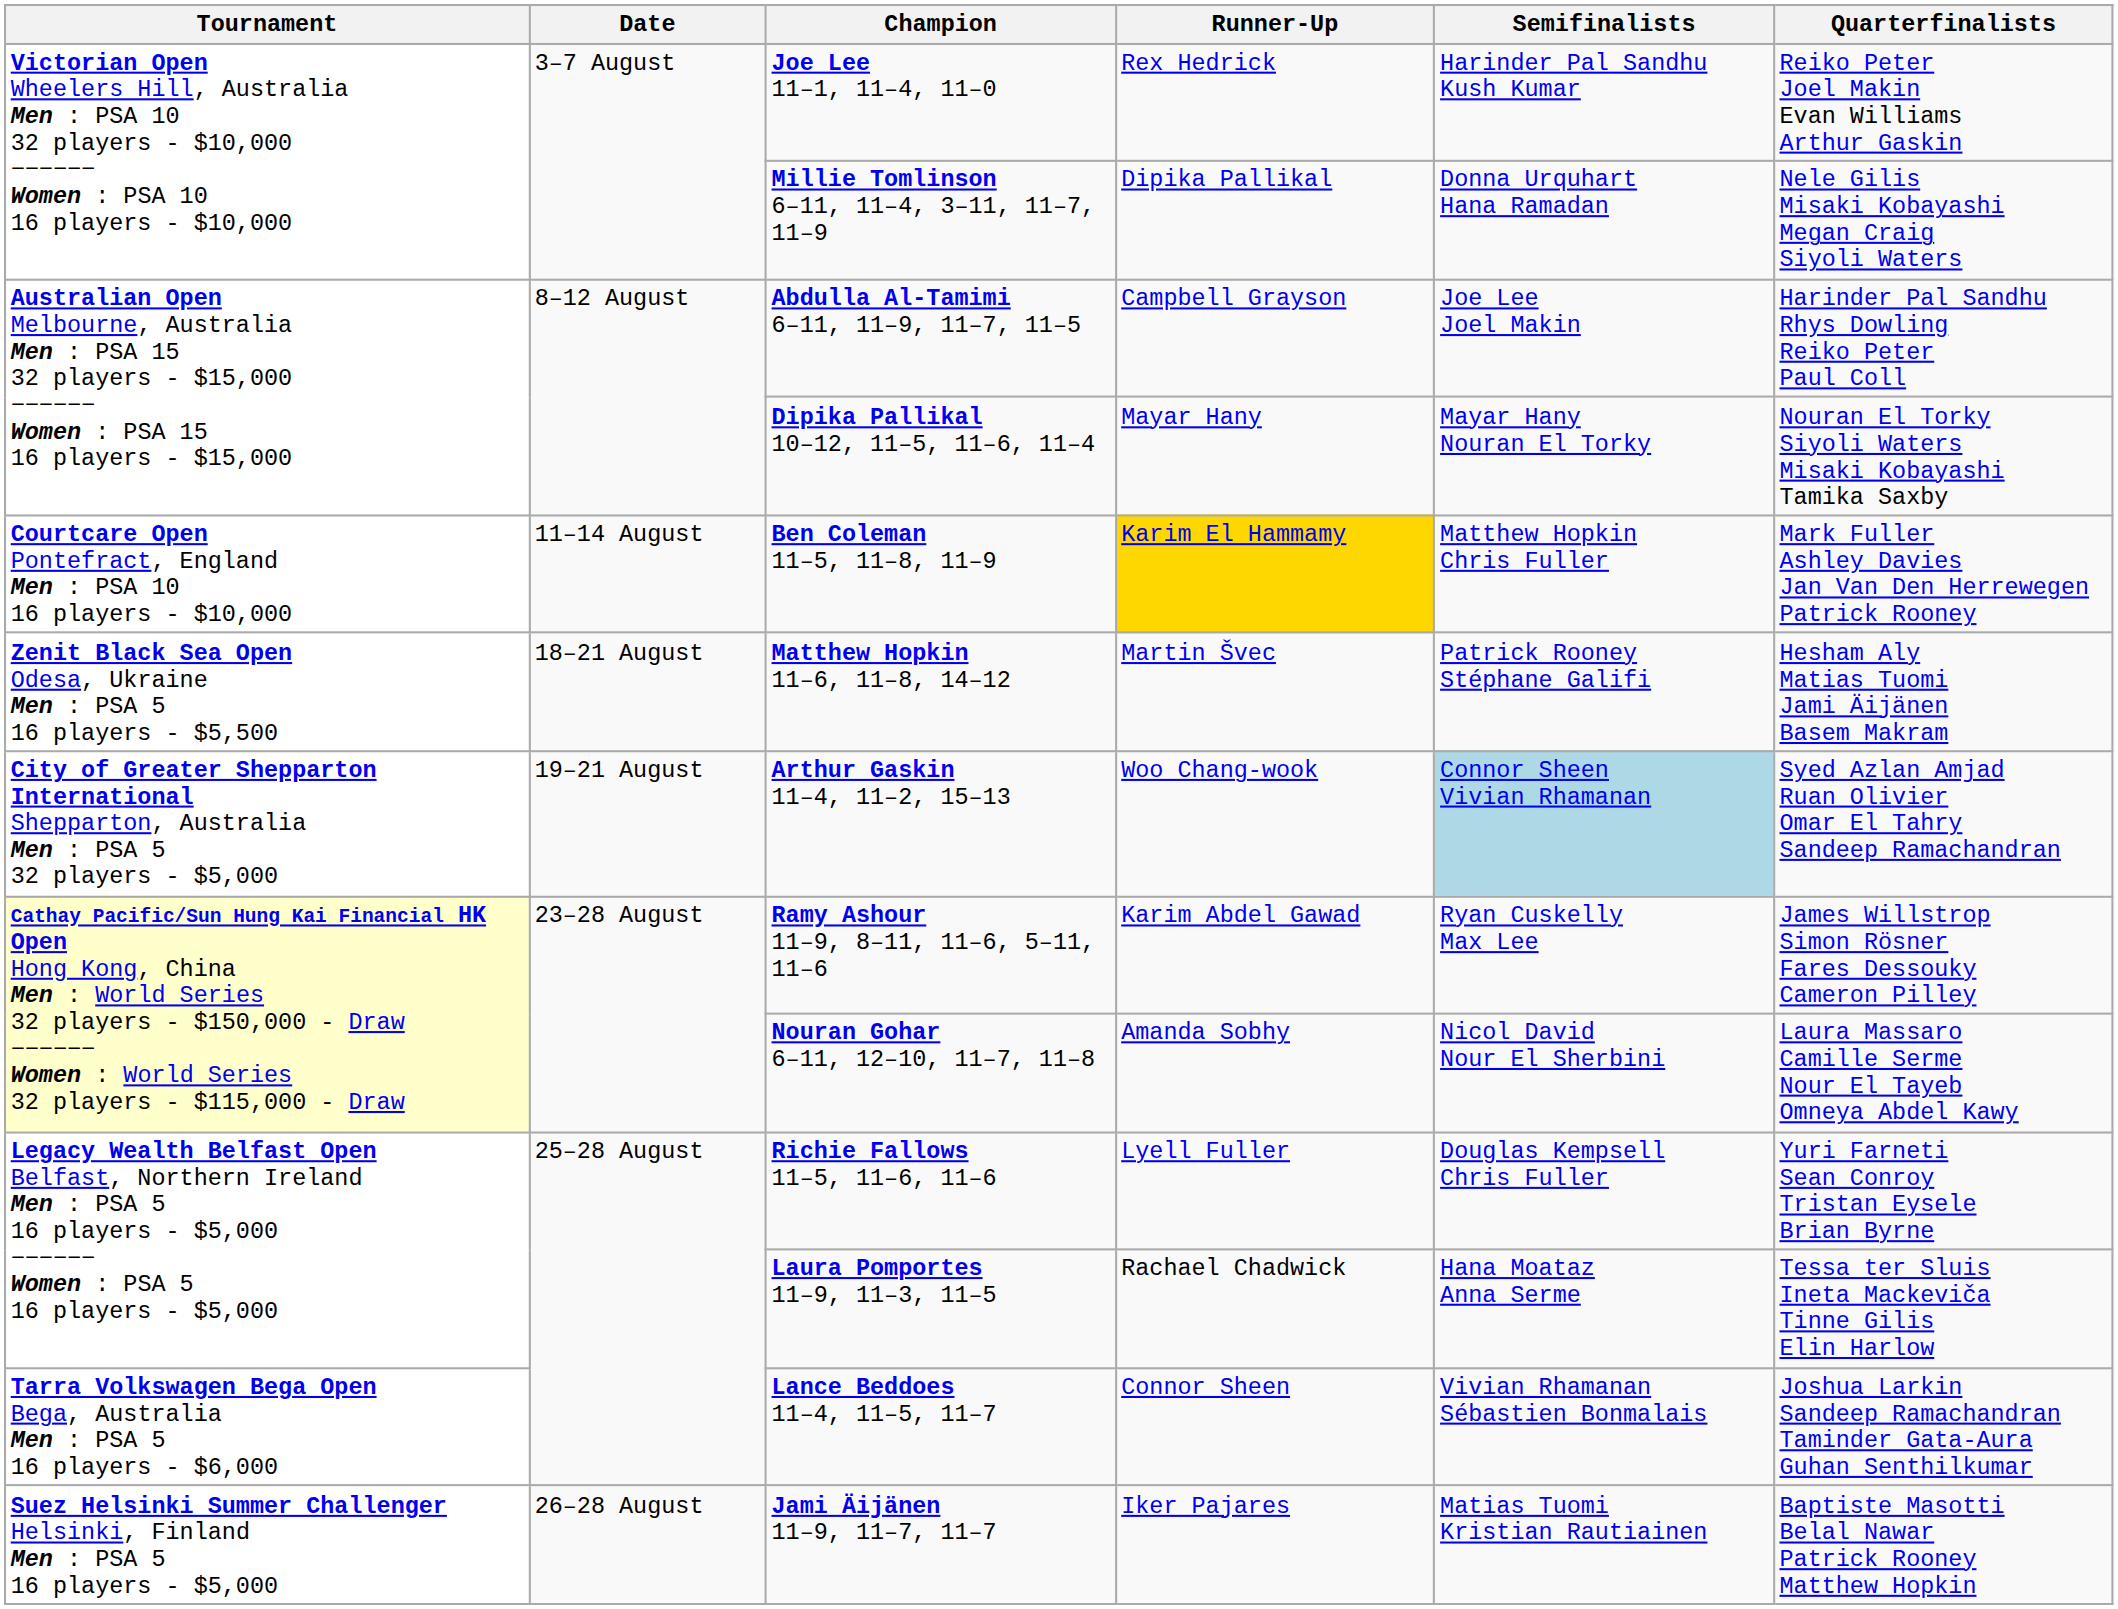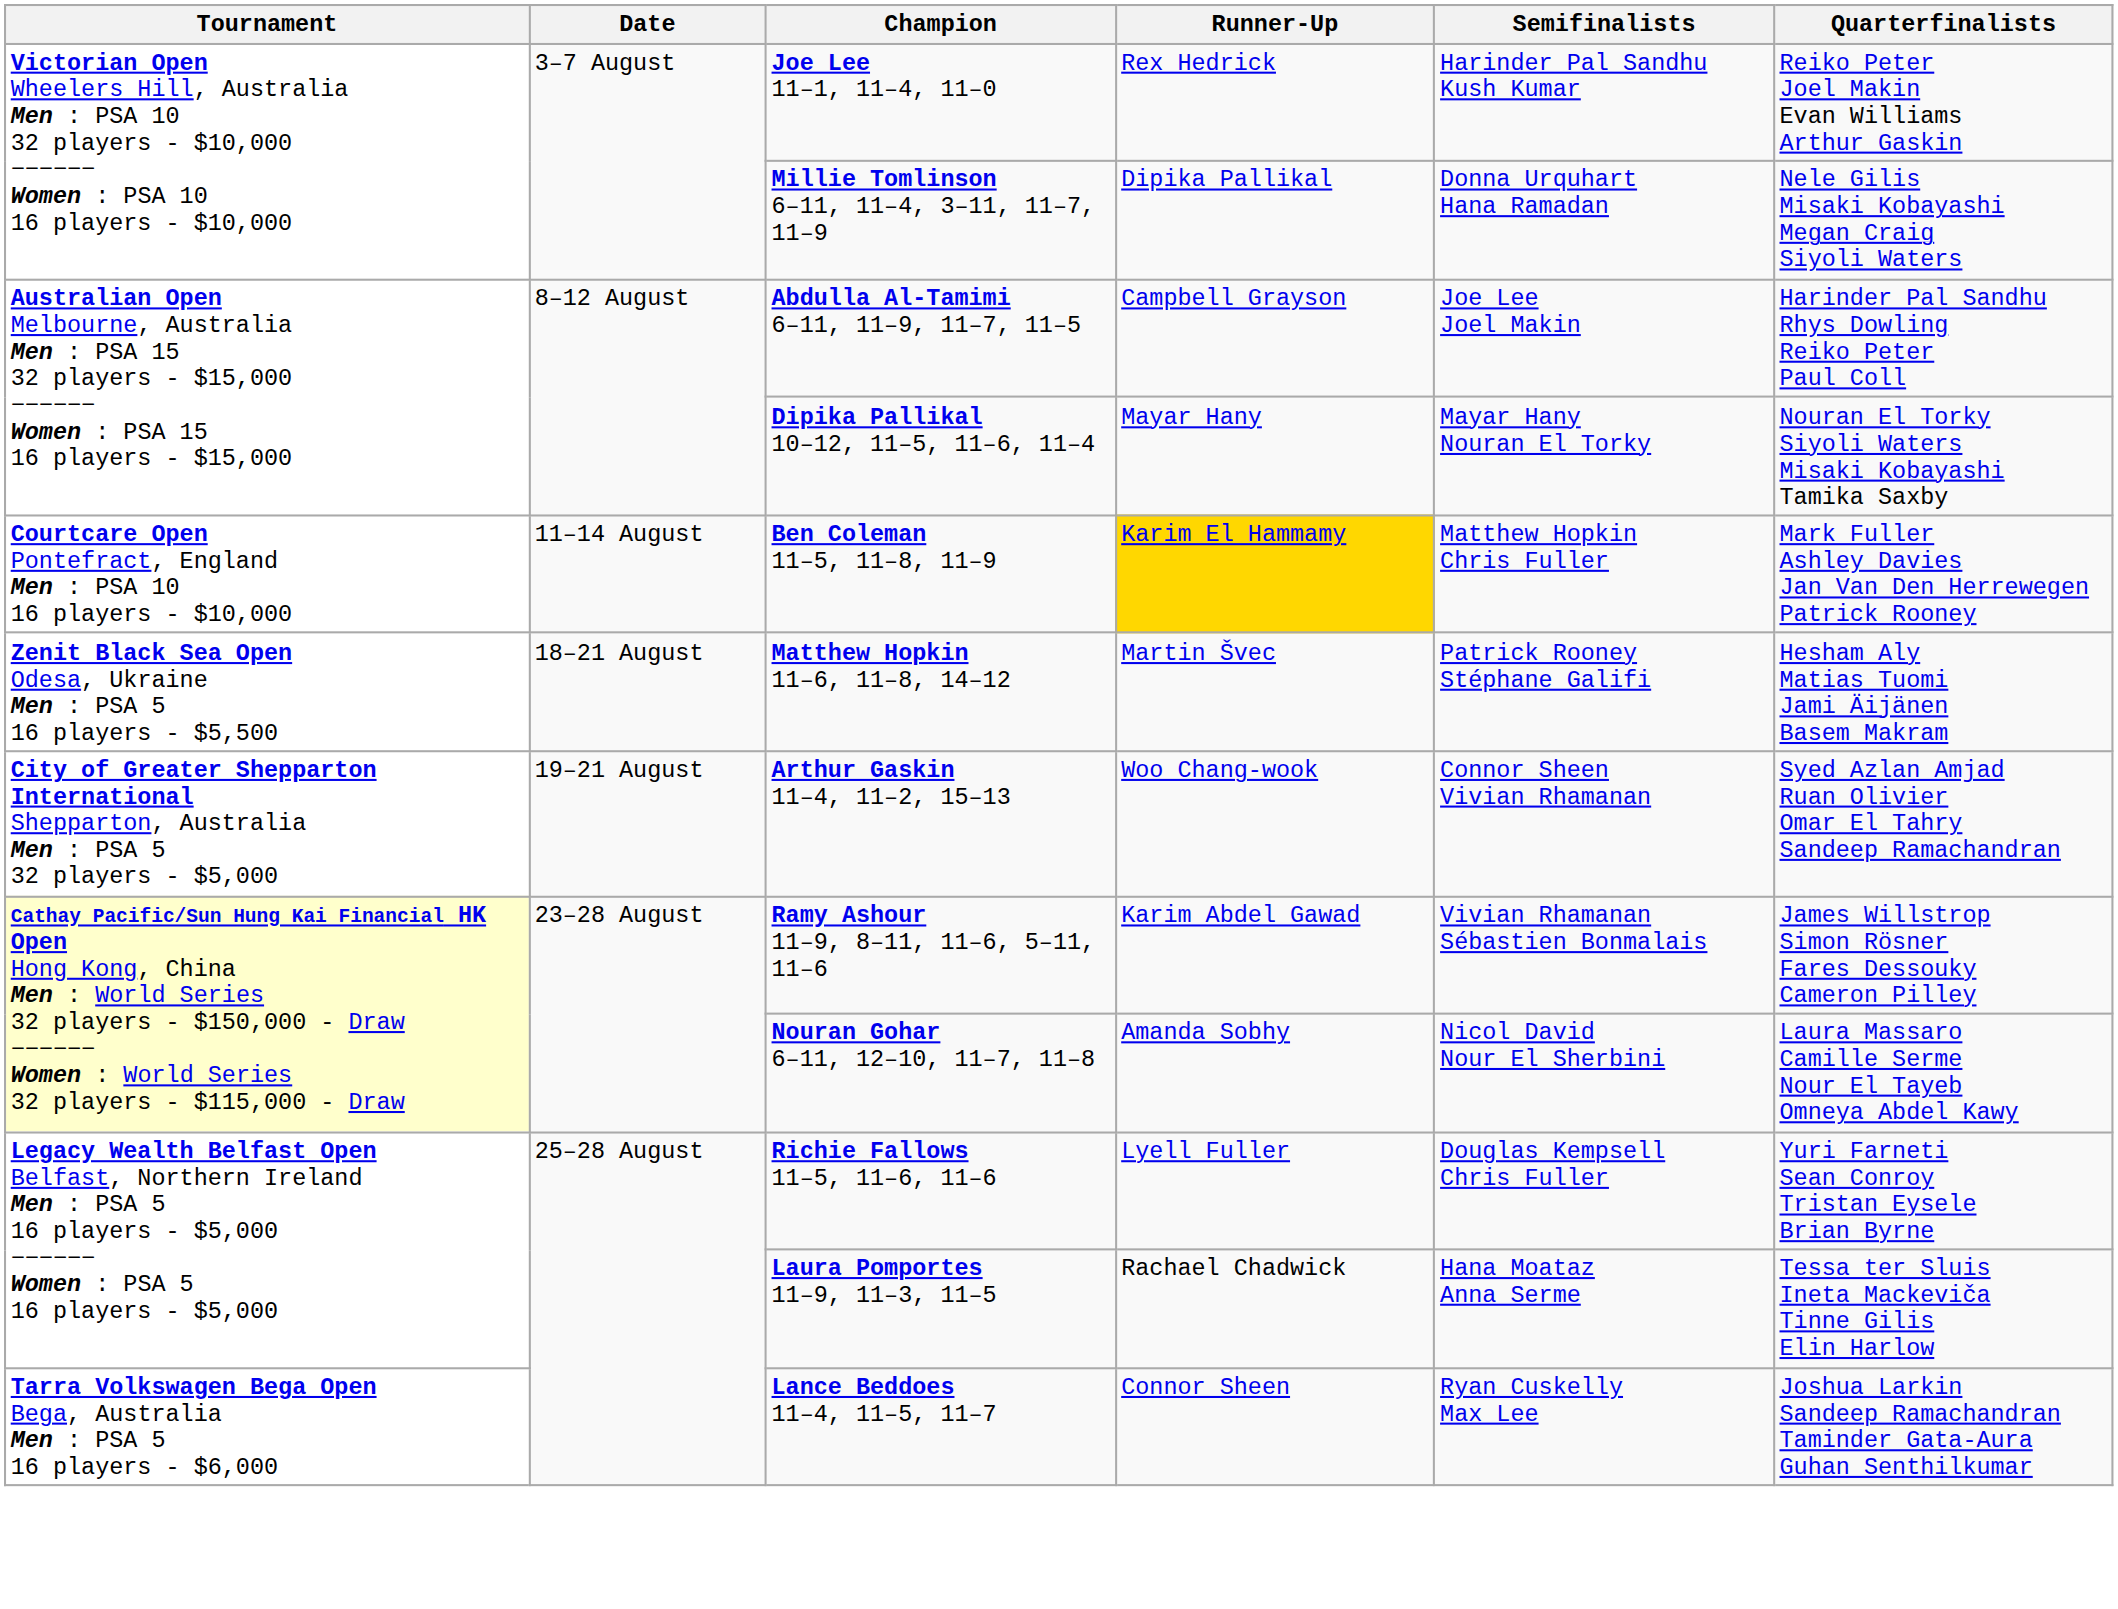(1546, 784) lightblue background -> (1546, 784) no background
(1532, 929) Ryan Cuskelly Max Lee -> (1574, 929) Vivian Rhamanan Sébastien Bonmalais
(1574, 1401) Vivian Rhamanan Sébastien Bonmalais -> (1532, 1401) Ryan Cuskelly Max Lee
- row: (884, 1519)
